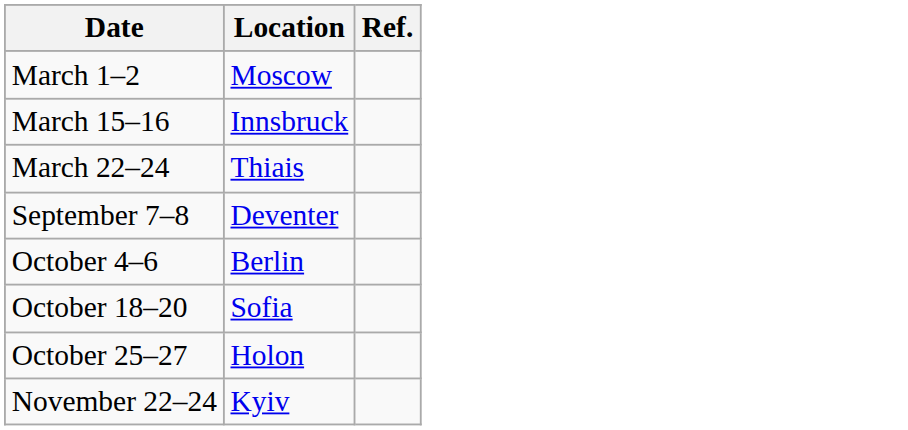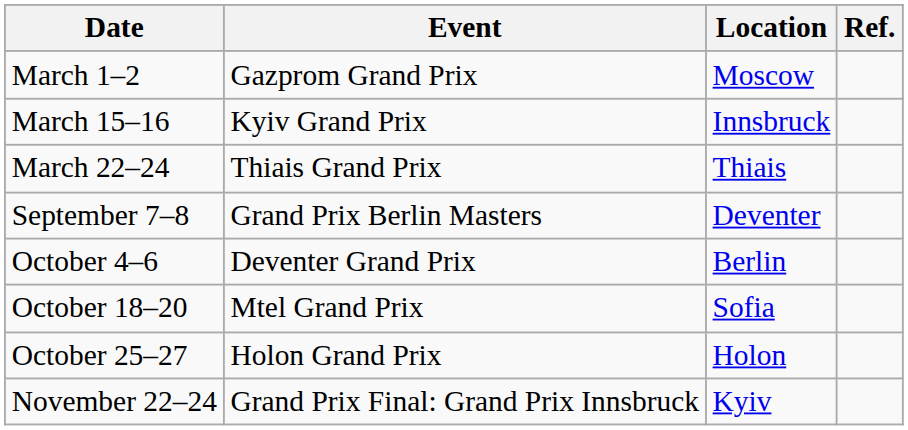+ column: (465, 27)
